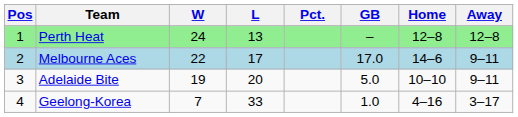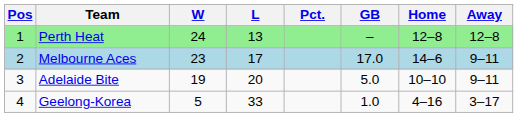(198, 58) 22 -> (198, 58) 23
(198, 101) 7 -> (198, 101) 5
